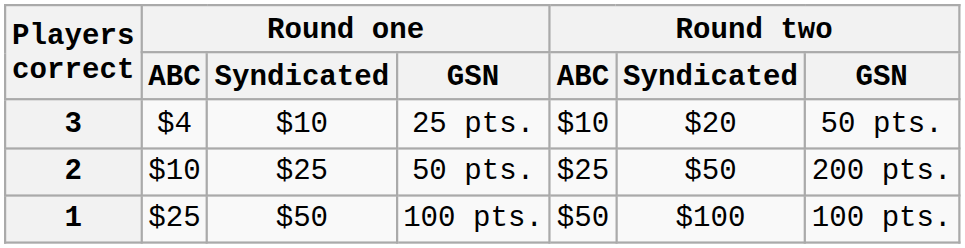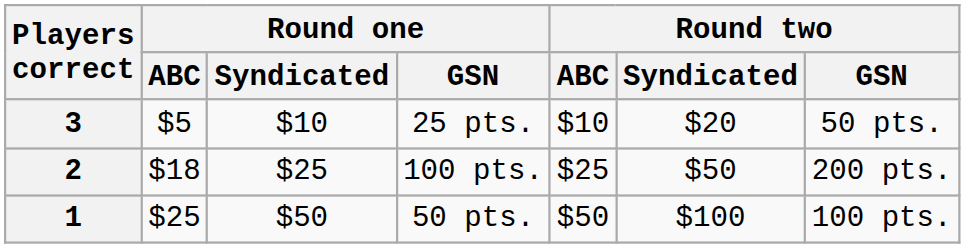(174, 124) $4 -> (174, 124) $5
(174, 171) $10 -> (174, 171) $18
(473, 171) 50 pts. -> (473, 171) 100 pts.
(473, 219) 100 pts. -> (473, 219) 50 pts.
